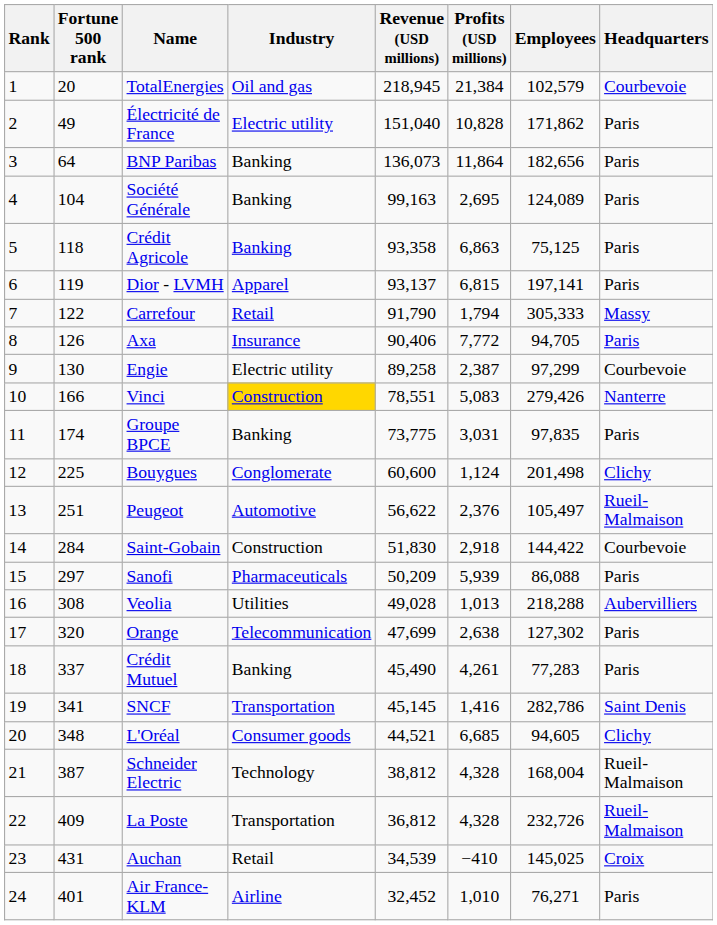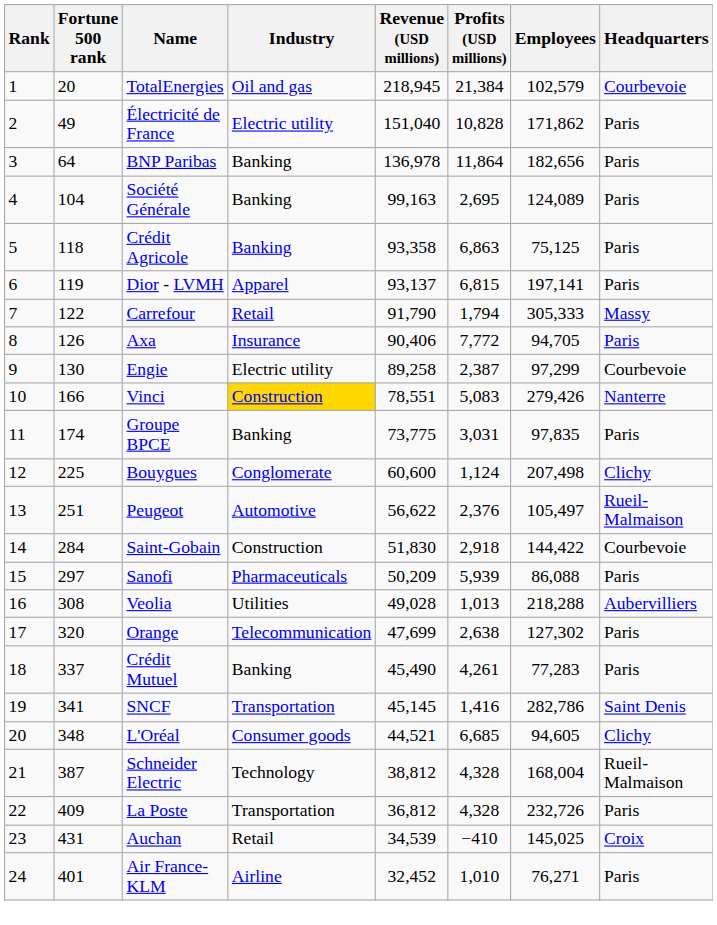(412, 161) 136,073 -> (412, 161) 136,978
(555, 472) 201,498 -> (555, 472) 207,498
(644, 820) Rueil-Malmaison -> (622, 810) Paris
